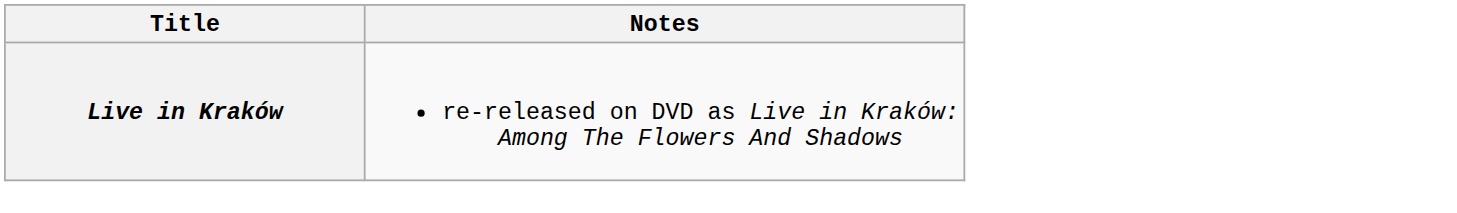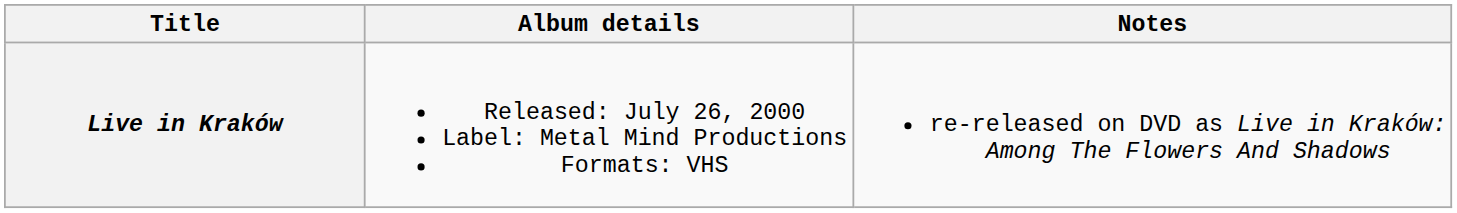+ column: (609, 24)
